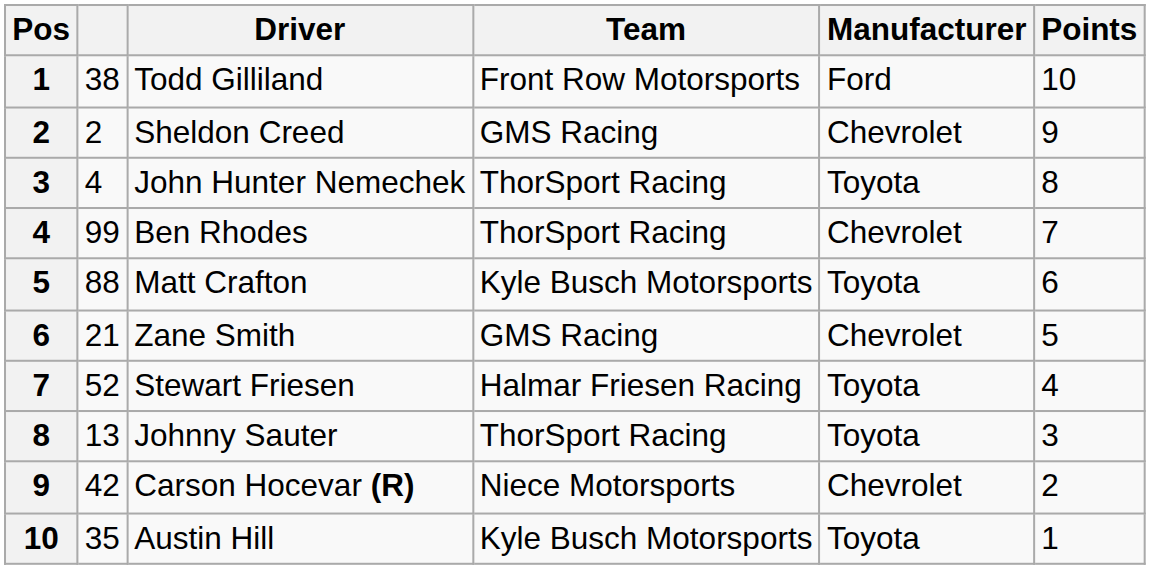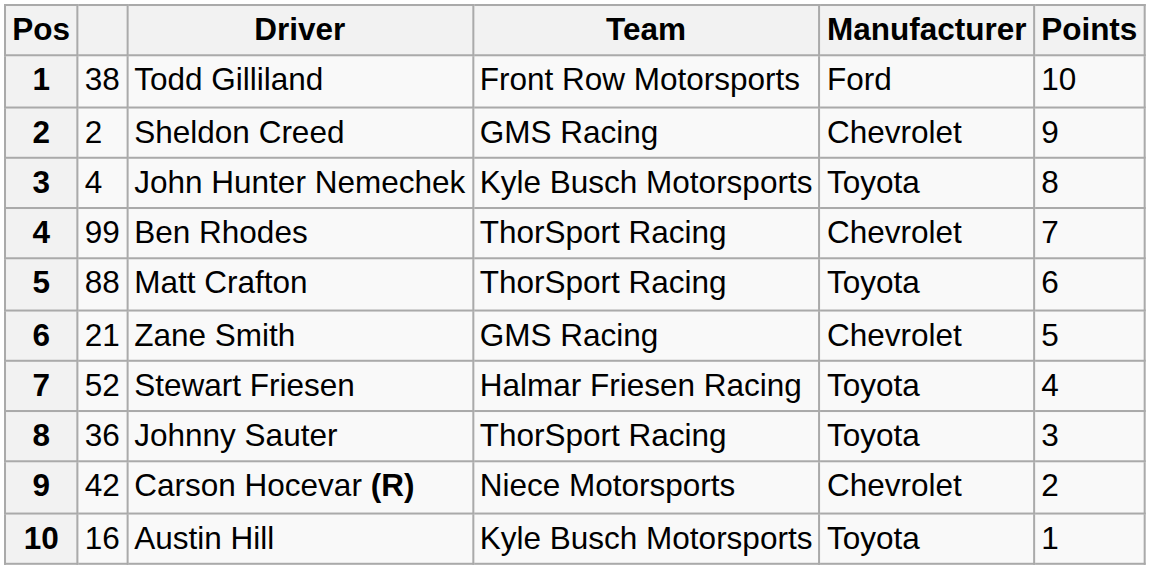(603, 181) ThorSport Racing -> (646, 181) Kyle Busch Motorsports
(646, 283) Kyle Busch Motorsports -> (603, 283) ThorSport Racing
(102, 435) 13 -> (102, 435) 36
(102, 537) 35 -> (102, 537) 16
